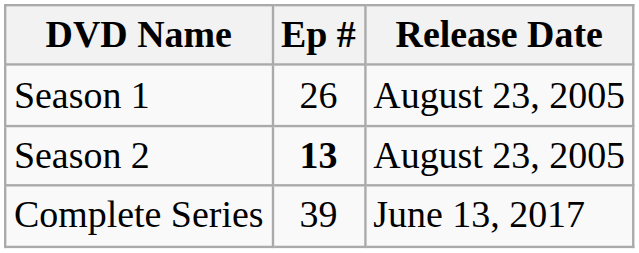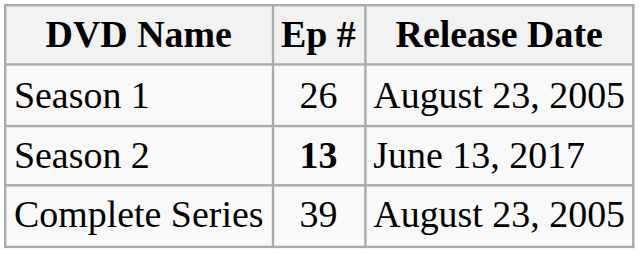(499, 154) August 23, 2005 -> (479, 154) June 13, 2017
(479, 214) June 13, 2017 -> (499, 214) August 23, 2005
